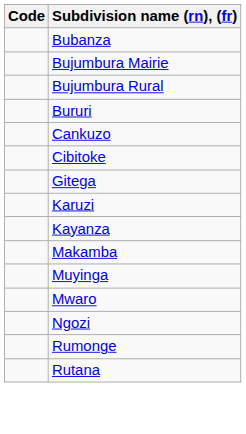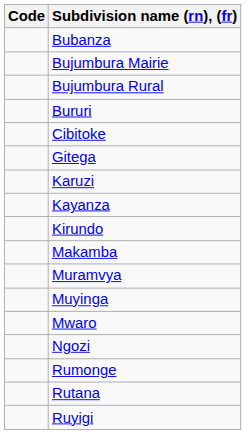- row: (81, 134)
+ row: (78, 228)
+ row: (87, 275)
+ row: (73, 417)
